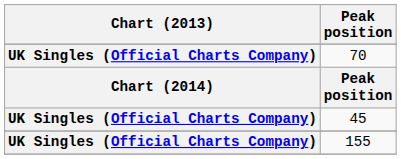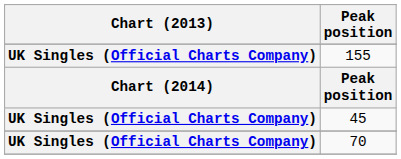rows swapped: (358, 142) <-> (358, 56)
